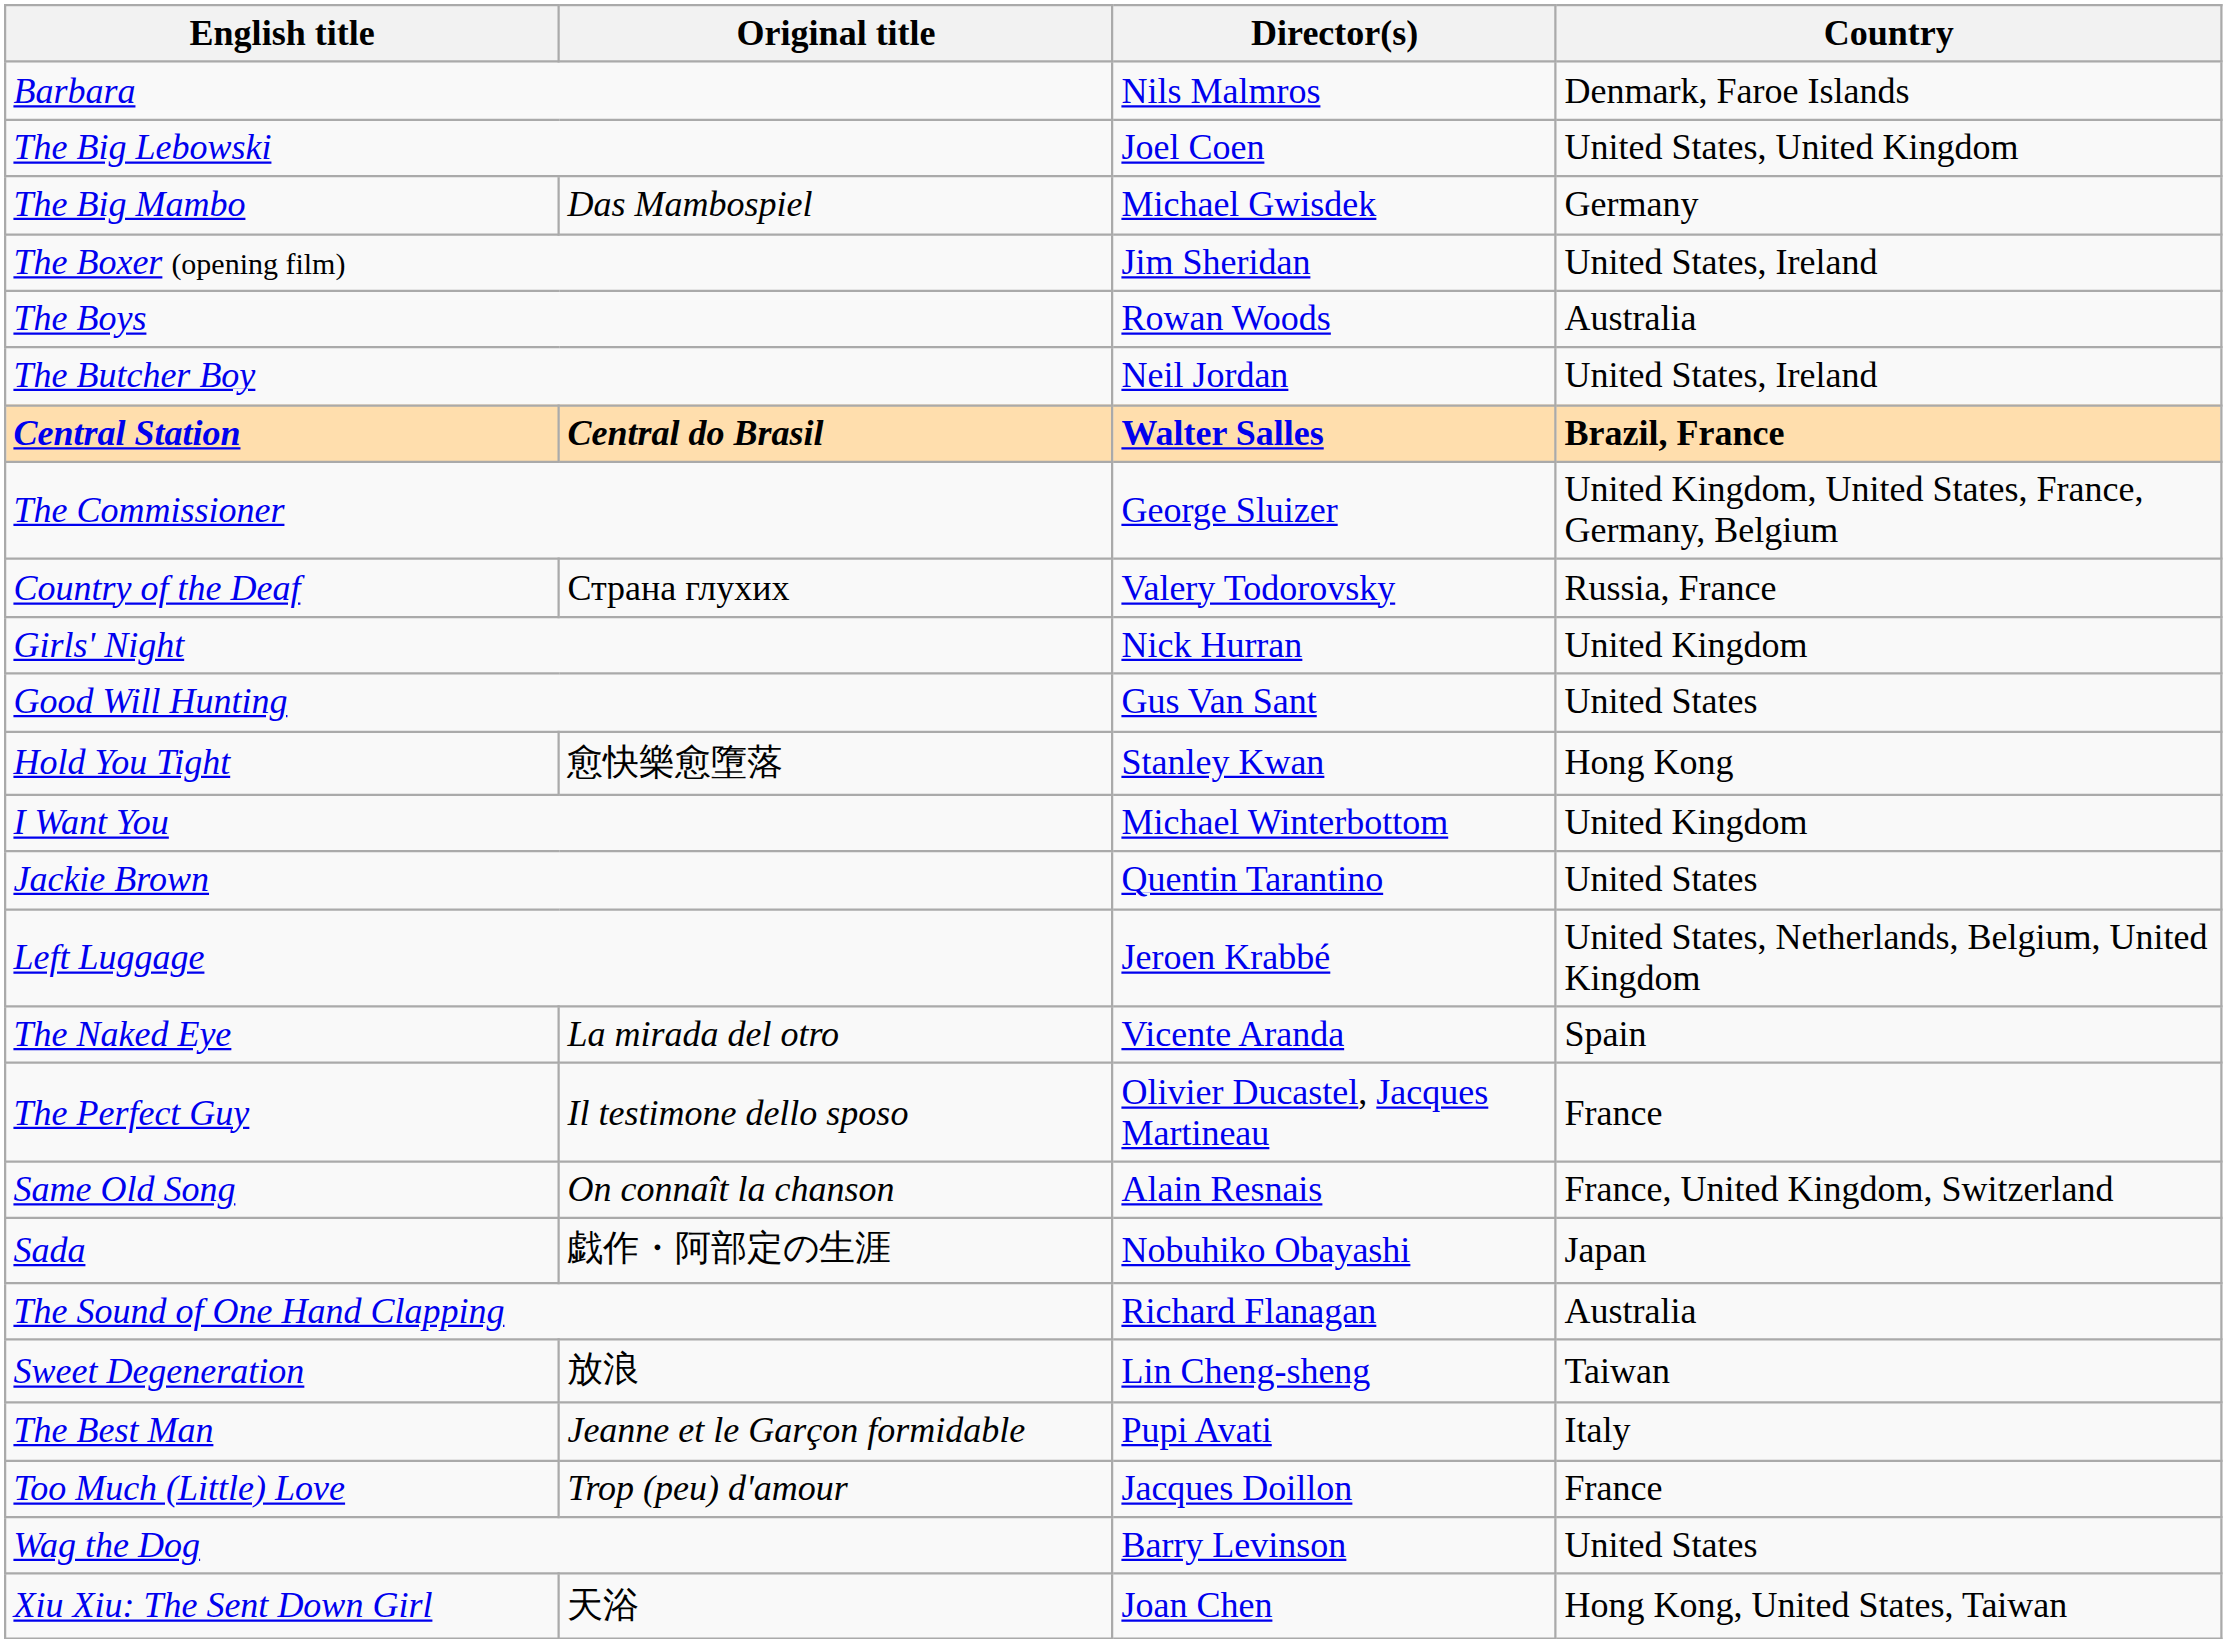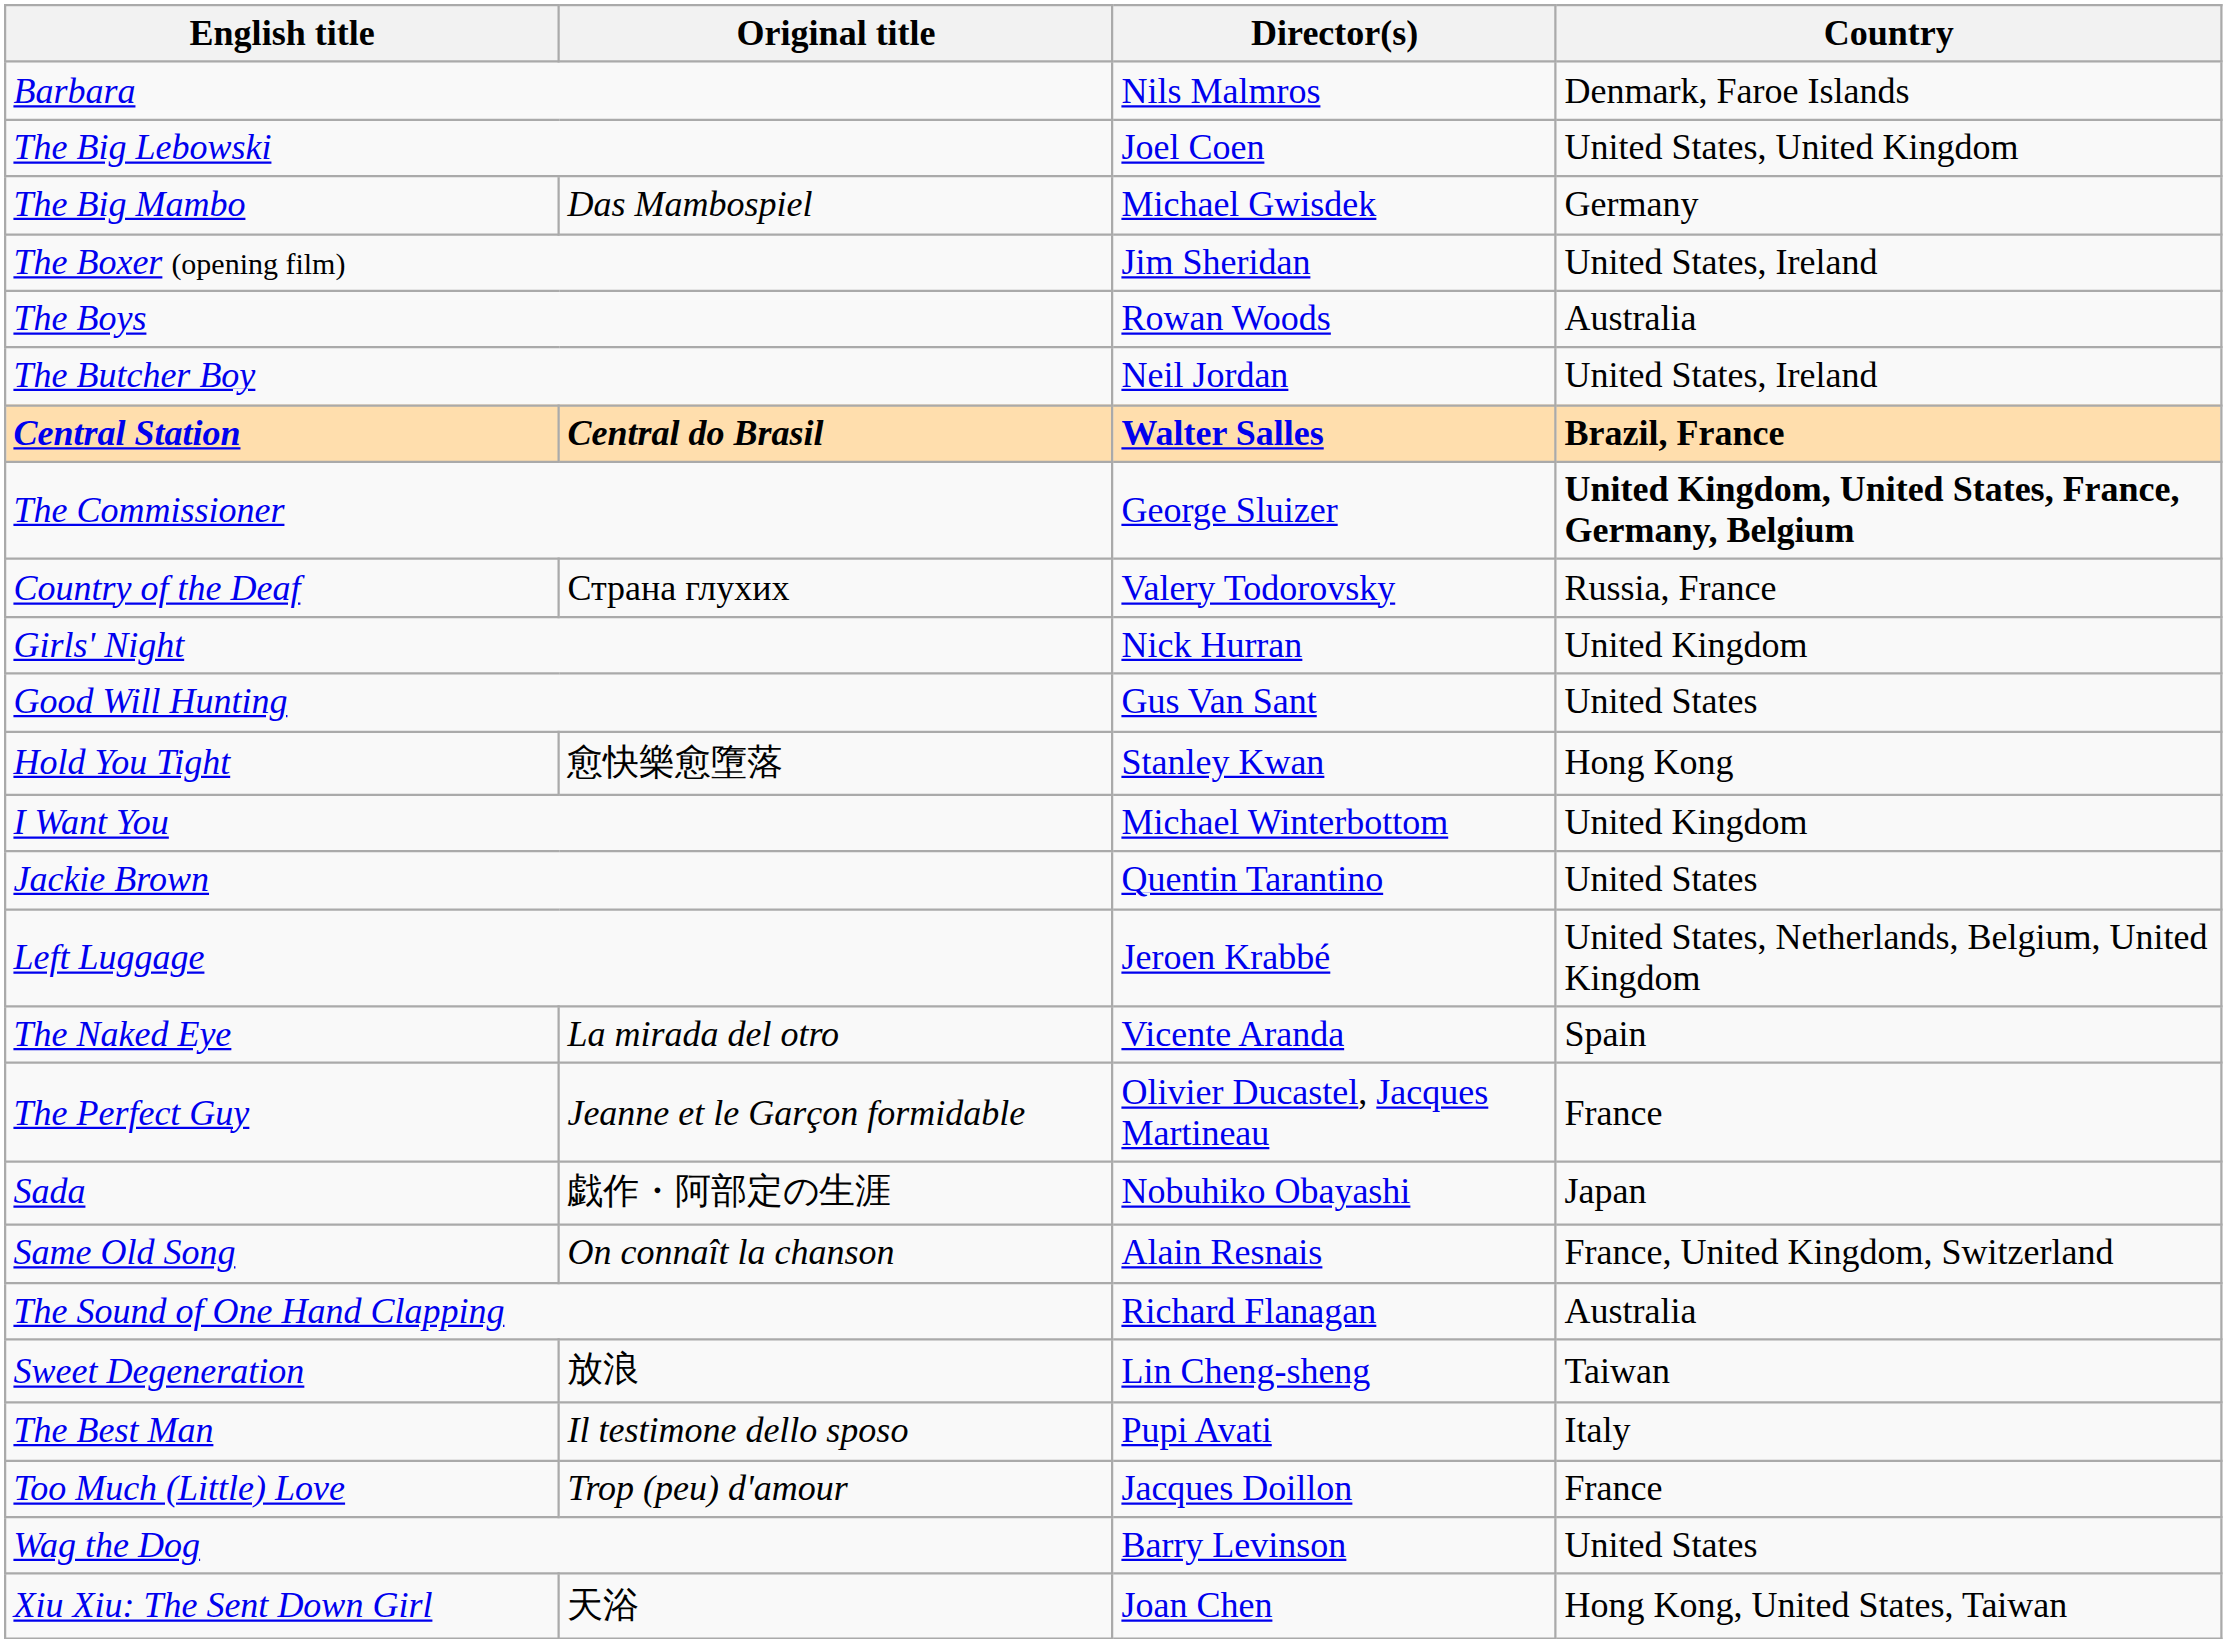(1854, 510) normal -> (1872, 510) bold
(738, 1111) Il testimone dello sposo -> (796, 1111) Jeanne et le Garçon formidable
rows swapped: (49, 1249) <-> (124, 1188)
(796, 1430) Jeanne et le Garçon formidable -> (738, 1430) Il testimone dello sposo
